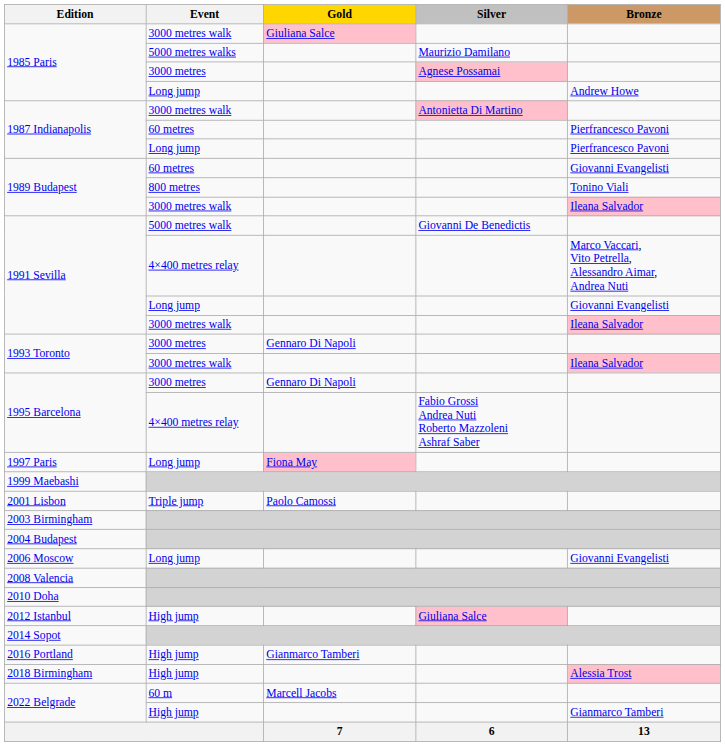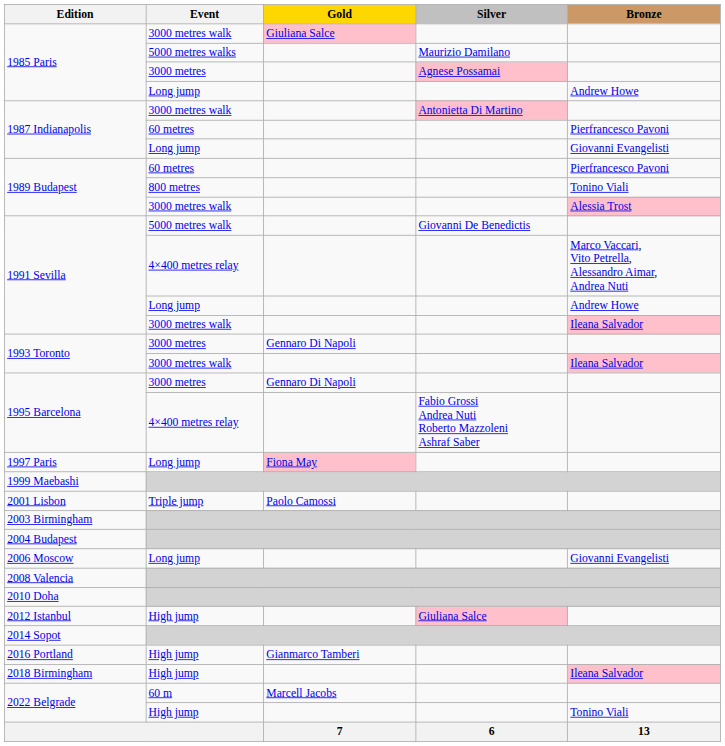(620, 149) Pierfrancesco Pavoni -> (620, 149) Giovanni Evangelisti
(620, 168) Giovanni Evangelisti -> (620, 168) Pierfrancesco Pavoni
(607, 206) Ileana Salvador -> (601, 206) Alessia Trost
(620, 305) Giovanni Evangelisti -> (604, 305) Andrew Howe
(601, 674) Alessia Trost -> (607, 674) Ileana Salvador
(617, 712) Gianmarco Tamberi -> (599, 712) Tonino Viali
